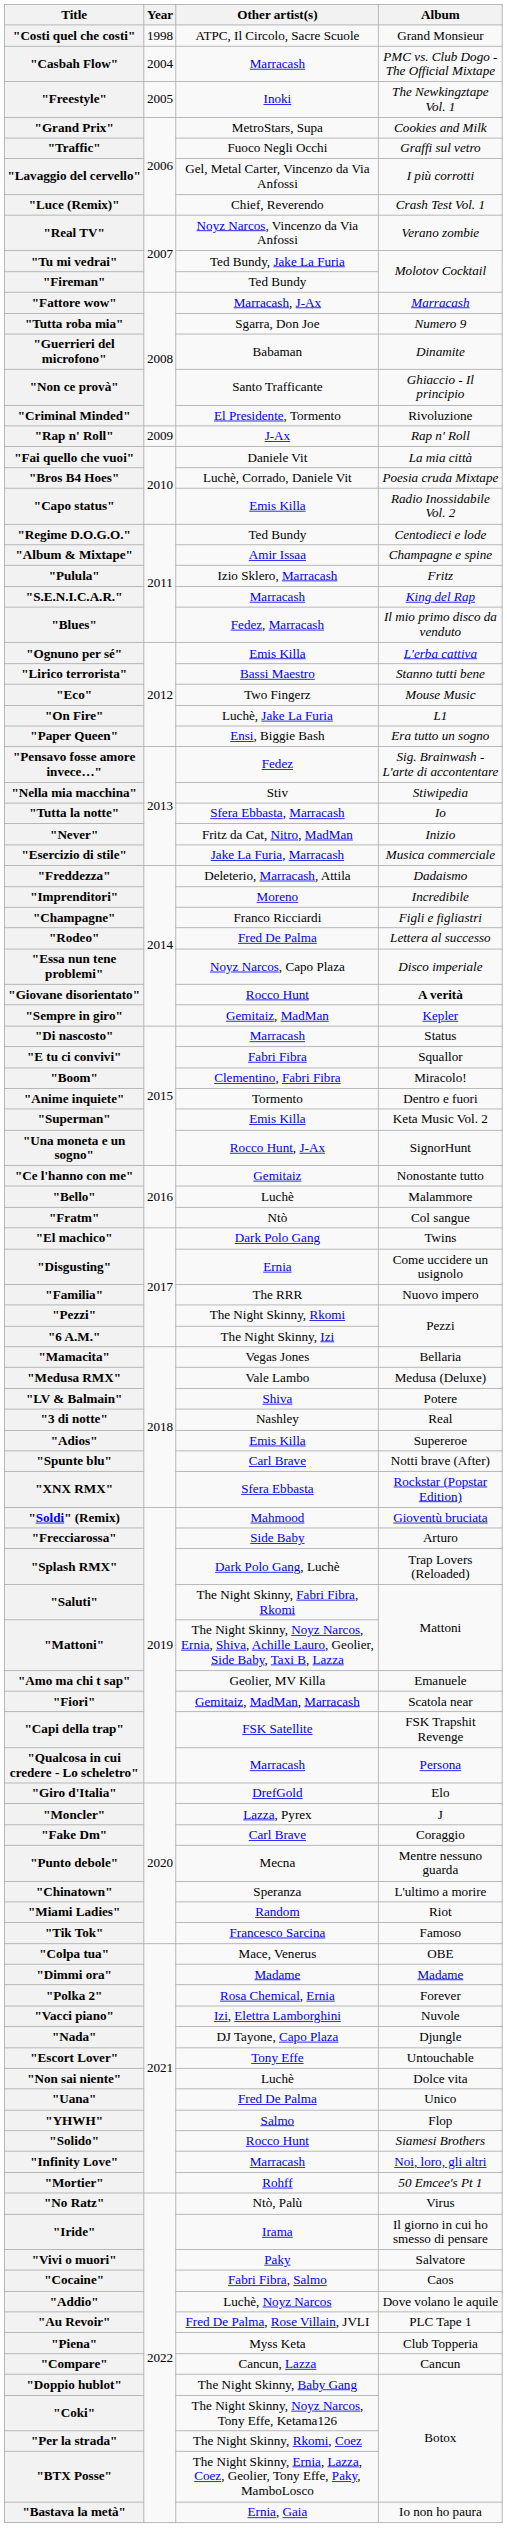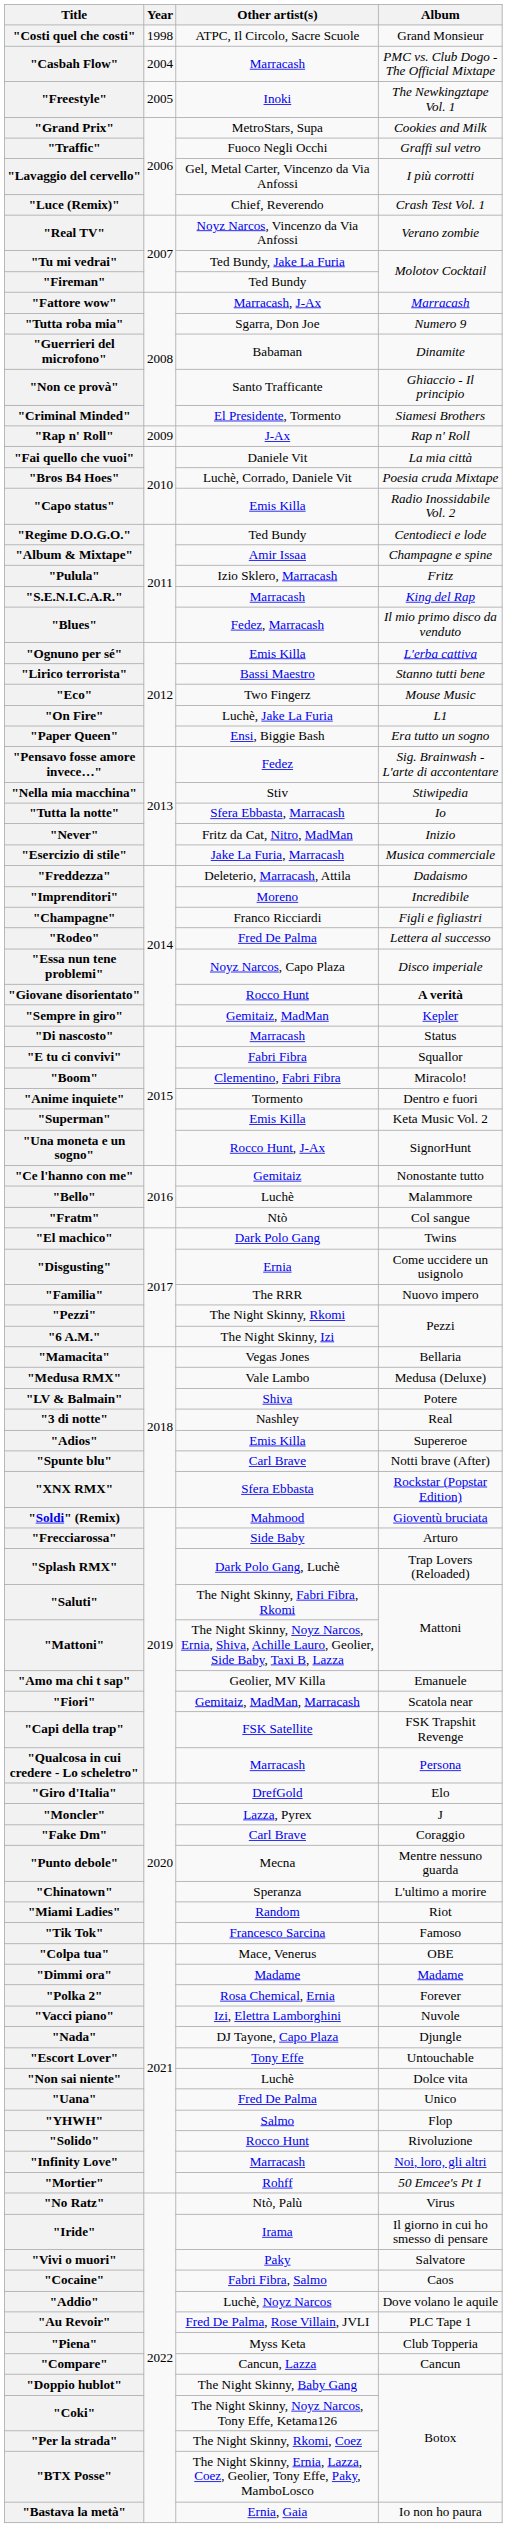(440, 415) Rivoluzione -> (440, 415) Siamesi Brothers
(440, 2141) Siamesi Brothers -> (440, 2141) Rivoluzione
